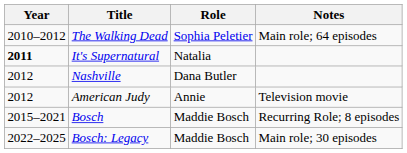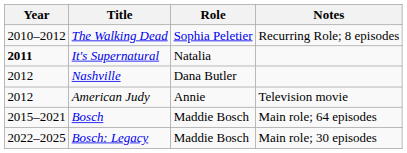(318, 35) Main role; 64 episodes -> (329, 35) Recurring Role; 8 episodes
(329, 117) Recurring Role; 8 episodes -> (318, 117) Main role; 64 episodes
